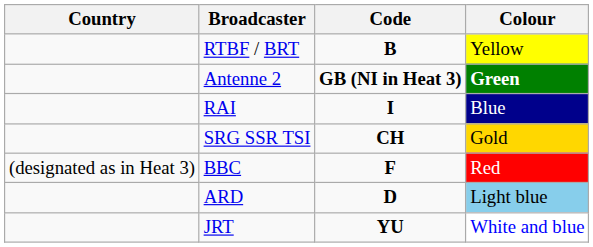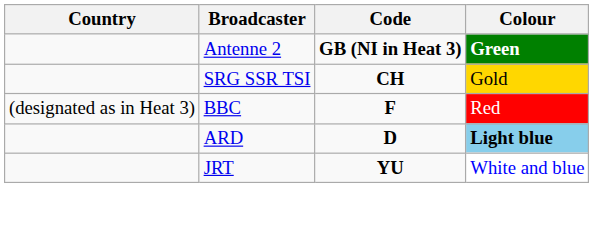- row: (251, 49)
- row: (220, 108)
(509, 197) normal -> (512, 138) bold
